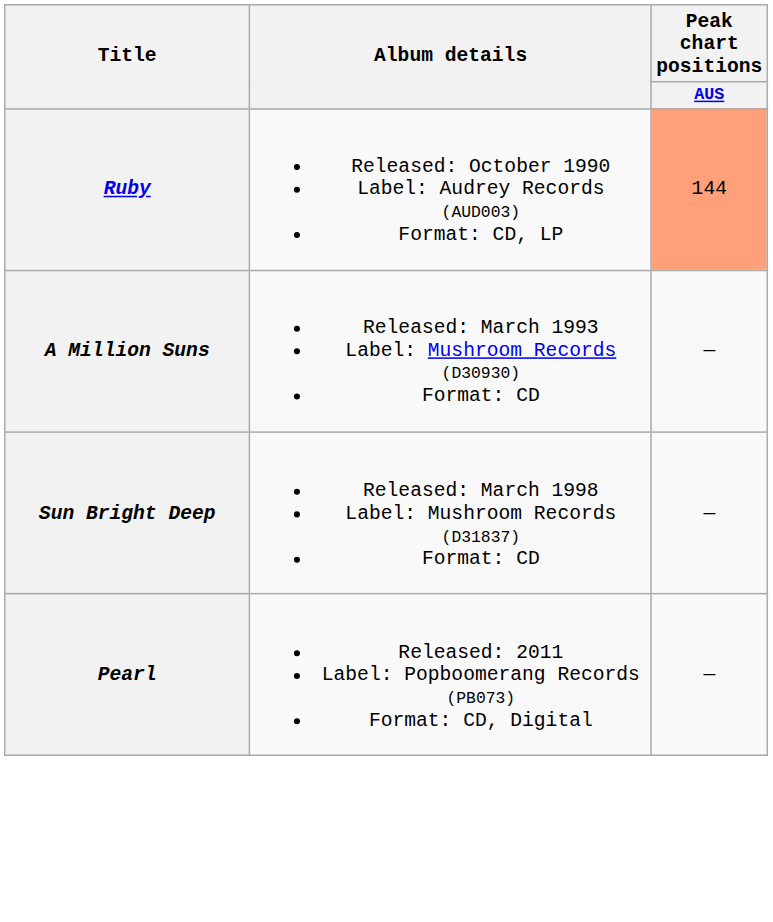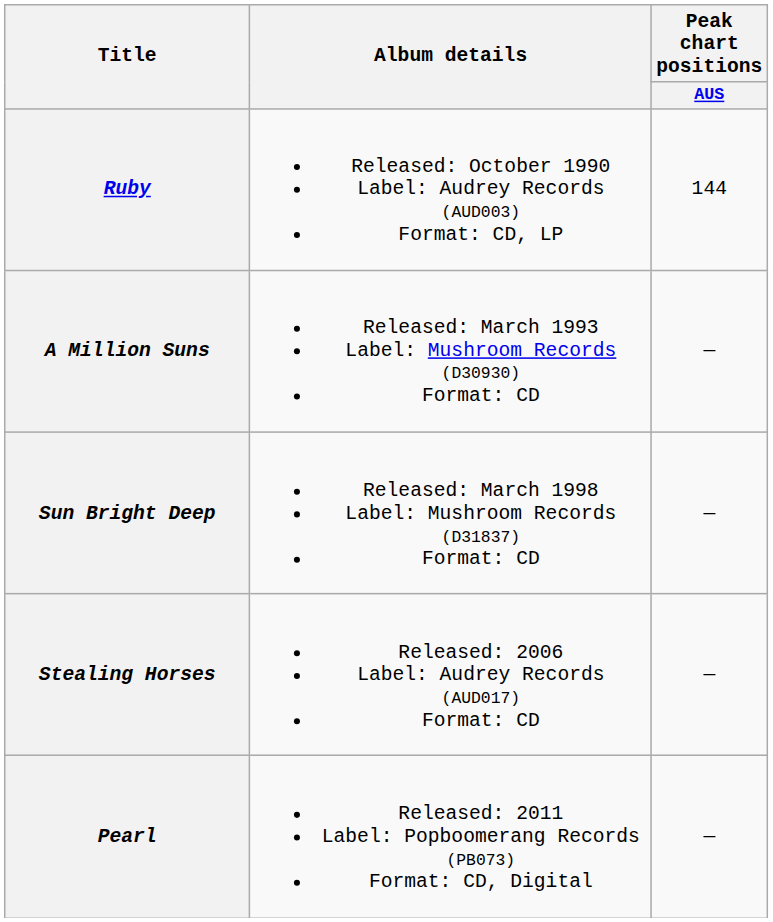(709, 189) lightsalmon background -> (709, 189) no background
+ row: (127, 675)
